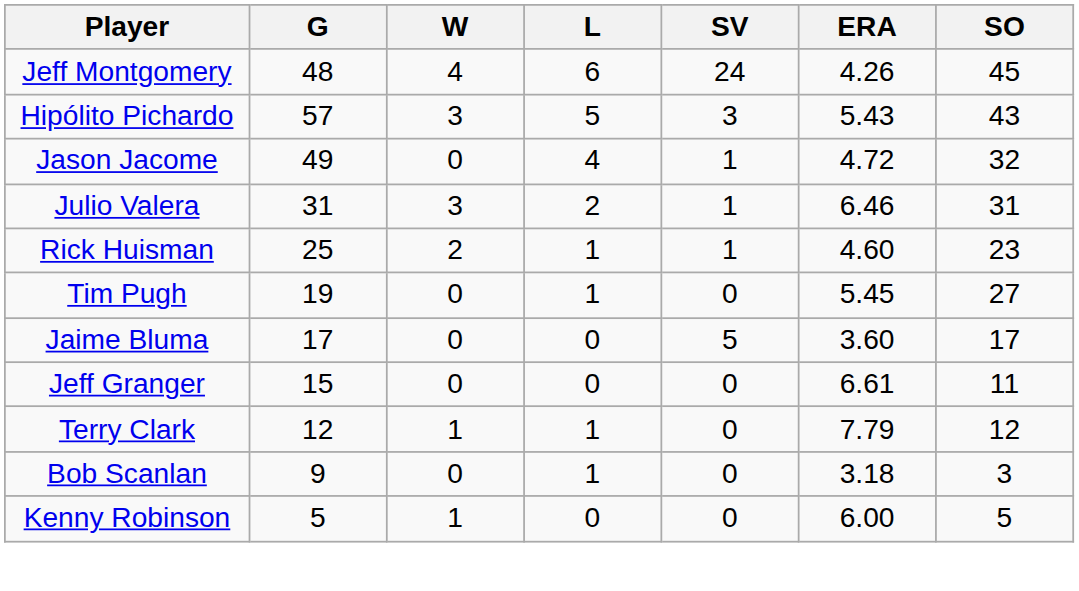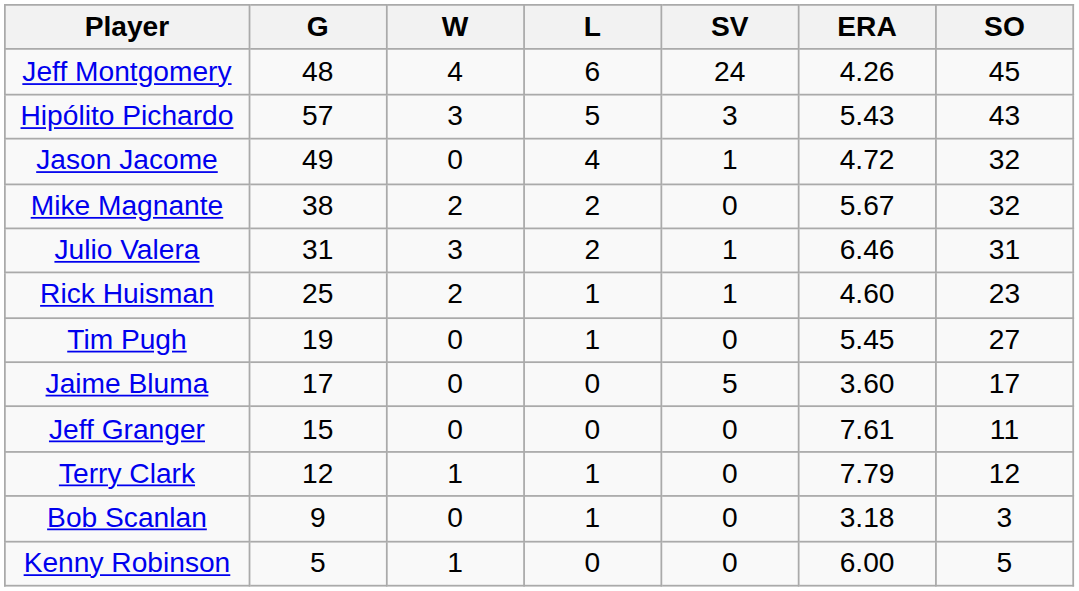+ row: (127, 205)
(867, 384) 6.61 -> (867, 428) 7.61
